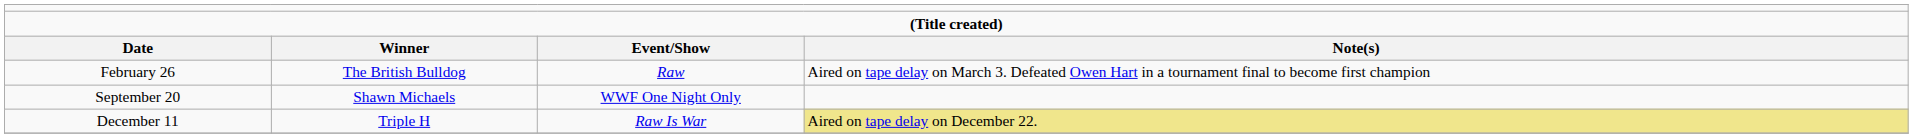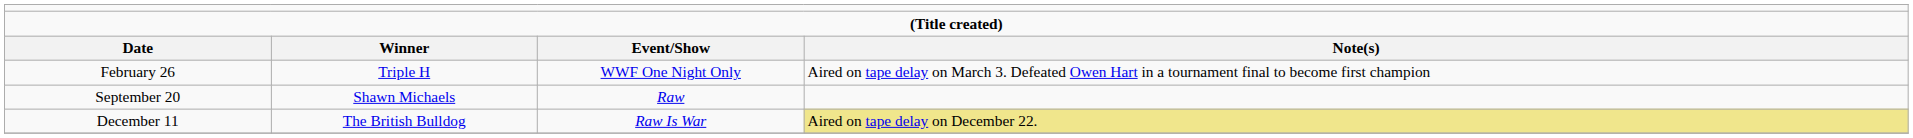(404, 72) The British Bulldog -> (404, 72) Triple H
(671, 72) Raw -> (671, 72) WWF One Night Only
(671, 96) WWF One Night Only -> (671, 96) Raw
(404, 121) Triple H -> (404, 121) The British Bulldog
